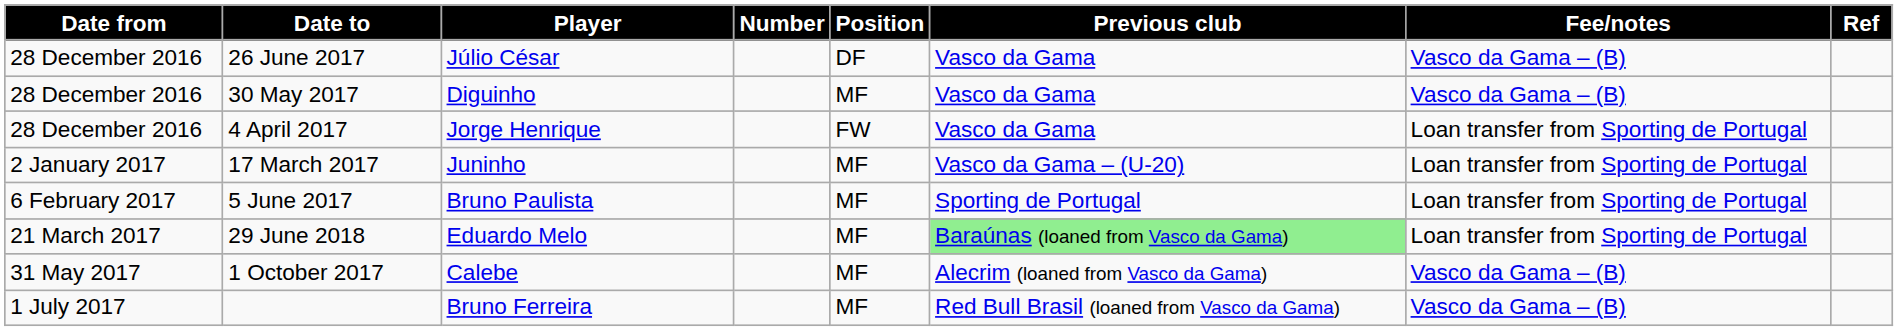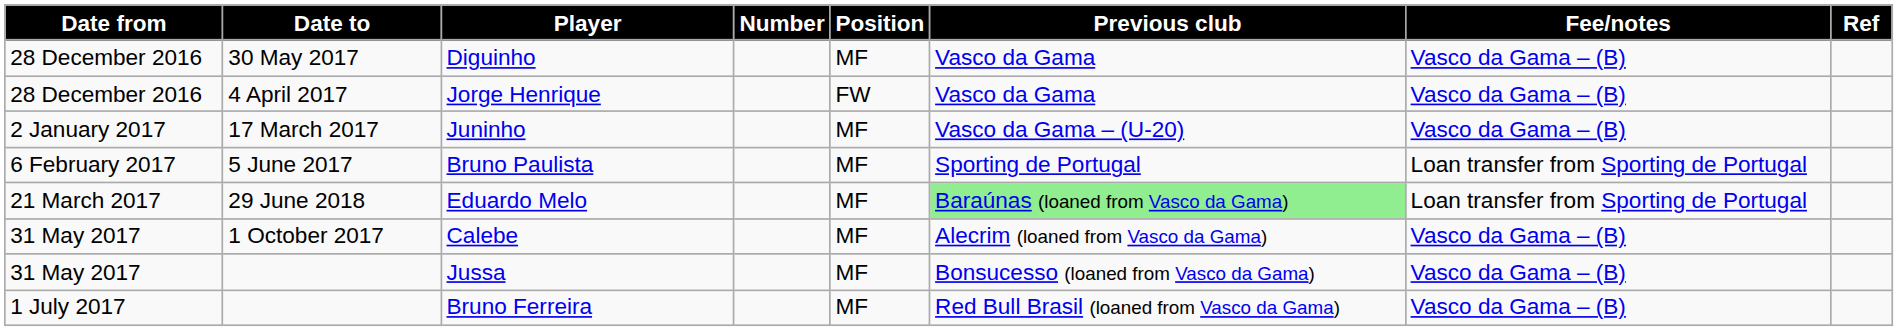- row: (503, 58)
(1609, 129) Loan transfer from Sporting de Portugal -> (1518, 93) Vasco da Gama – (B)
(1609, 165) Loan transfer from Sporting de Portugal -> (1518, 129) Vasco da Gama – (B)
+ row: (476, 271)
